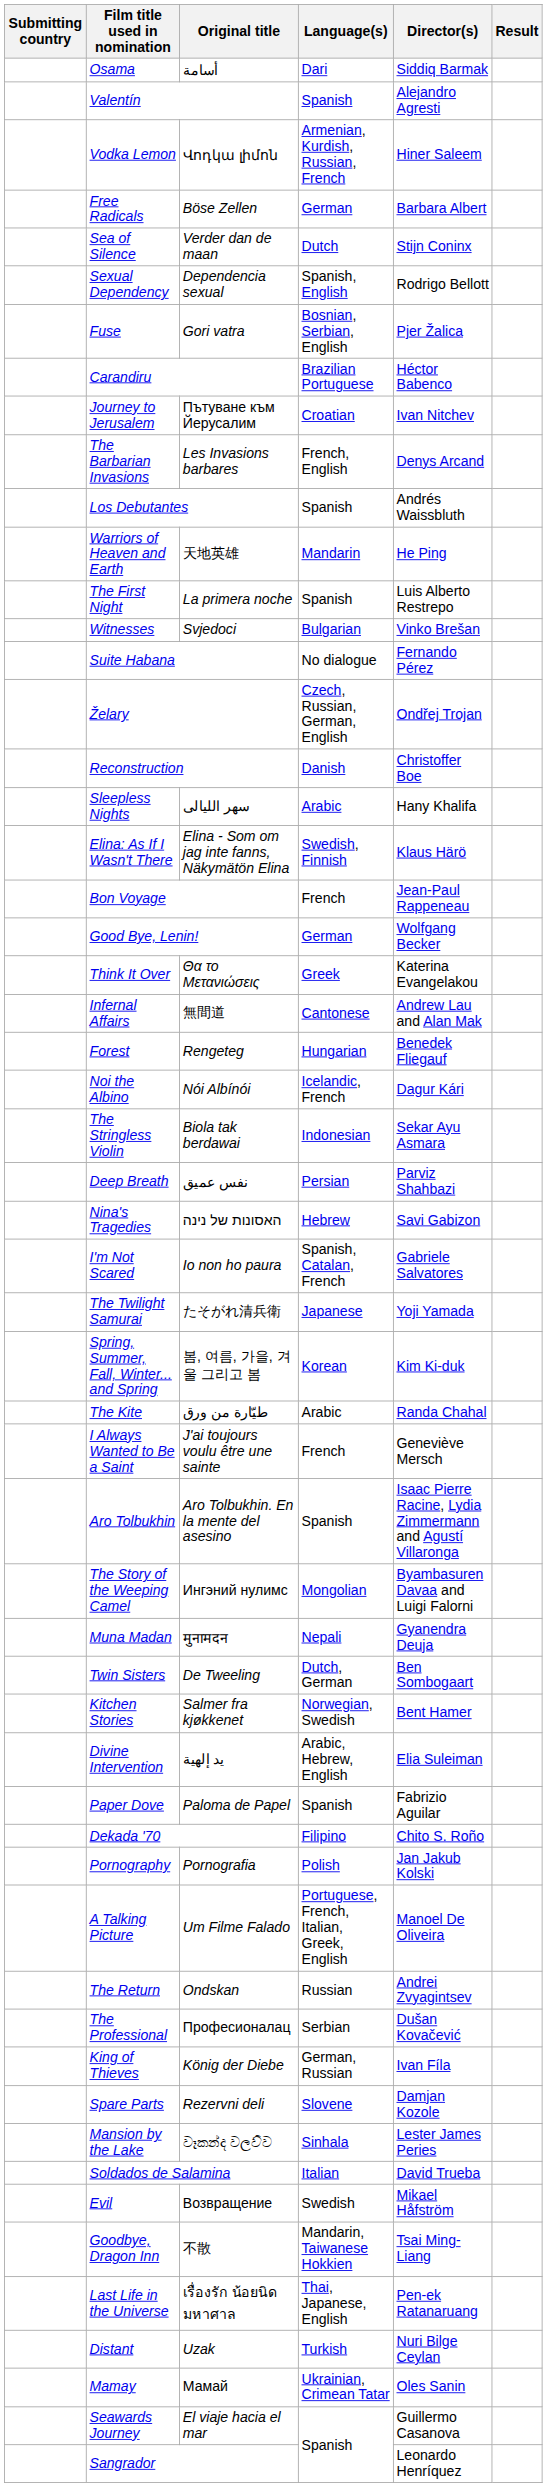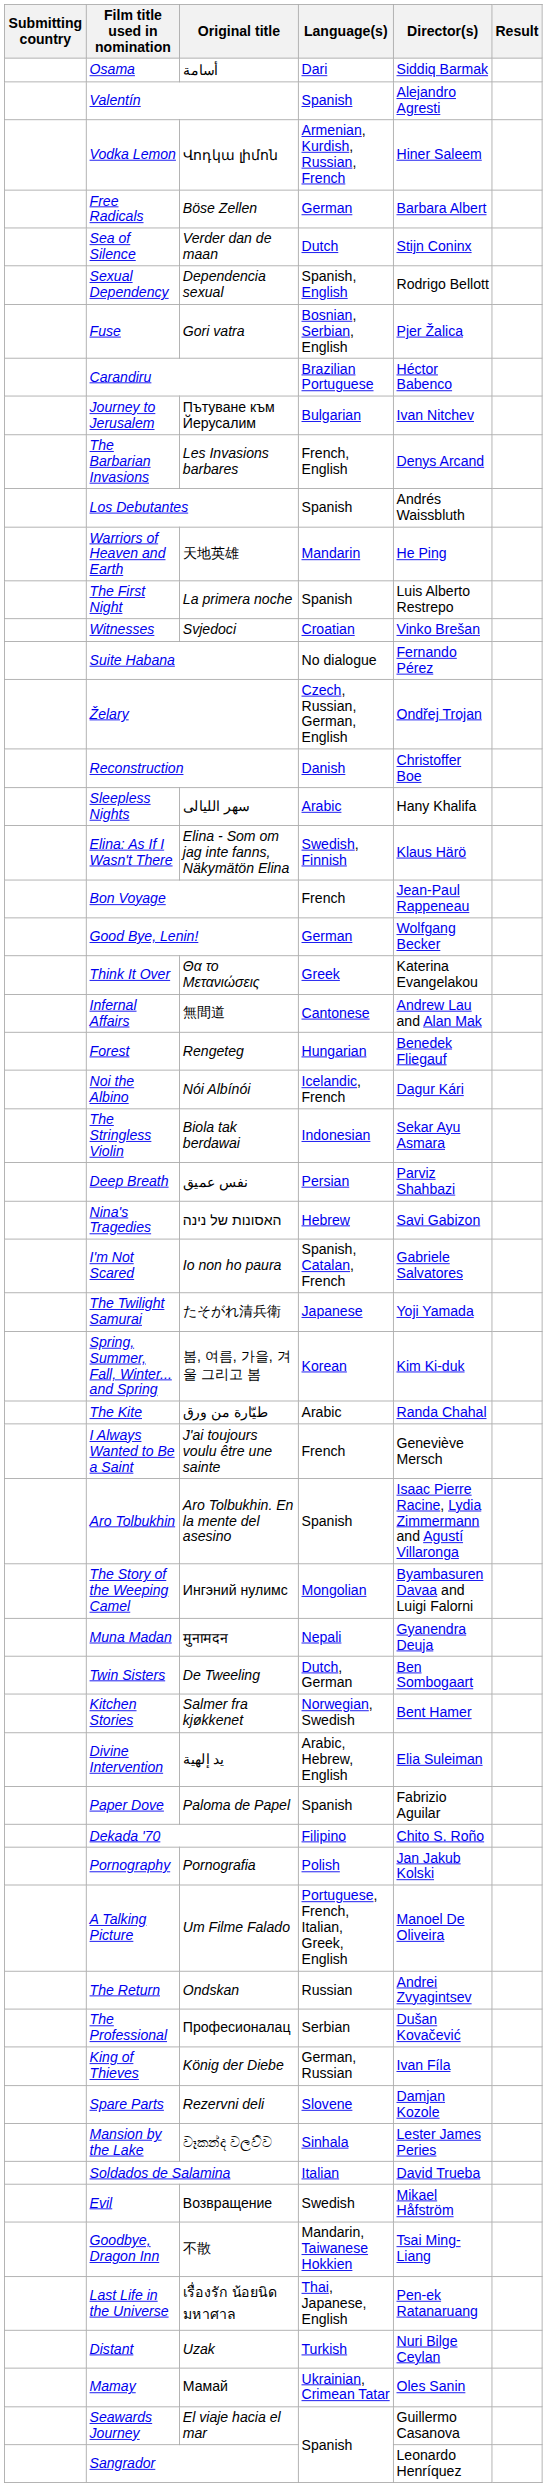(328, 415) Croatian -> (331, 415) Bulgarian
(331, 630) Bulgarian -> (328, 630) Croatian
